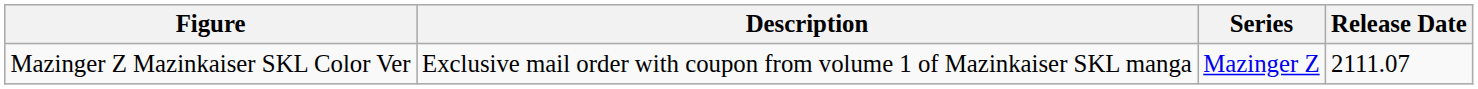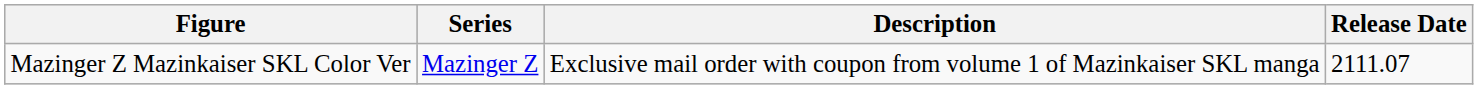columns swapped: (1261, 24) <-> (807, 24)
